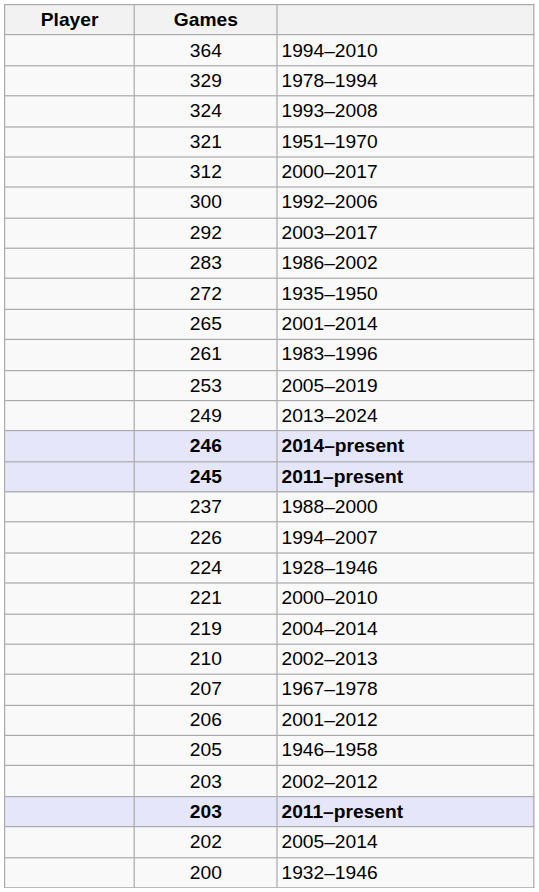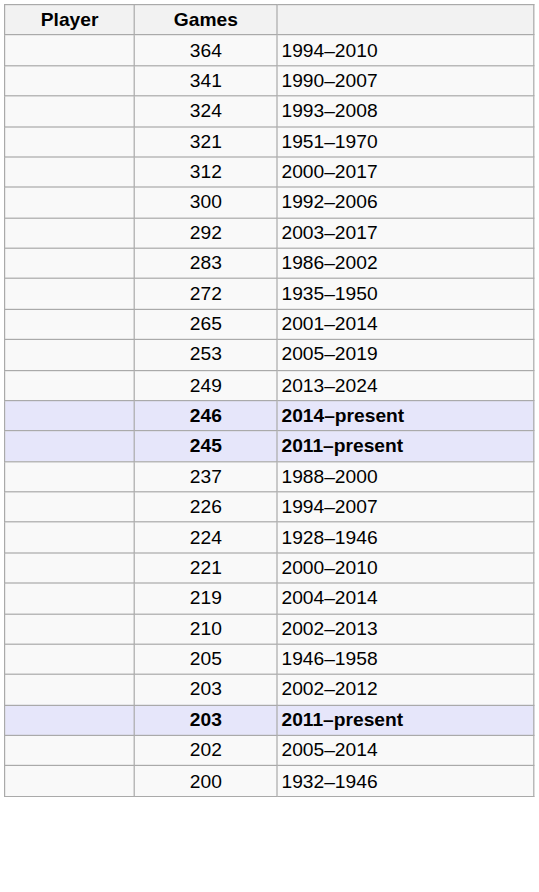+ row: (206, 80)
- row: (206, 80)
- row: (206, 354)
- row: (206, 689)
- row: (206, 720)
